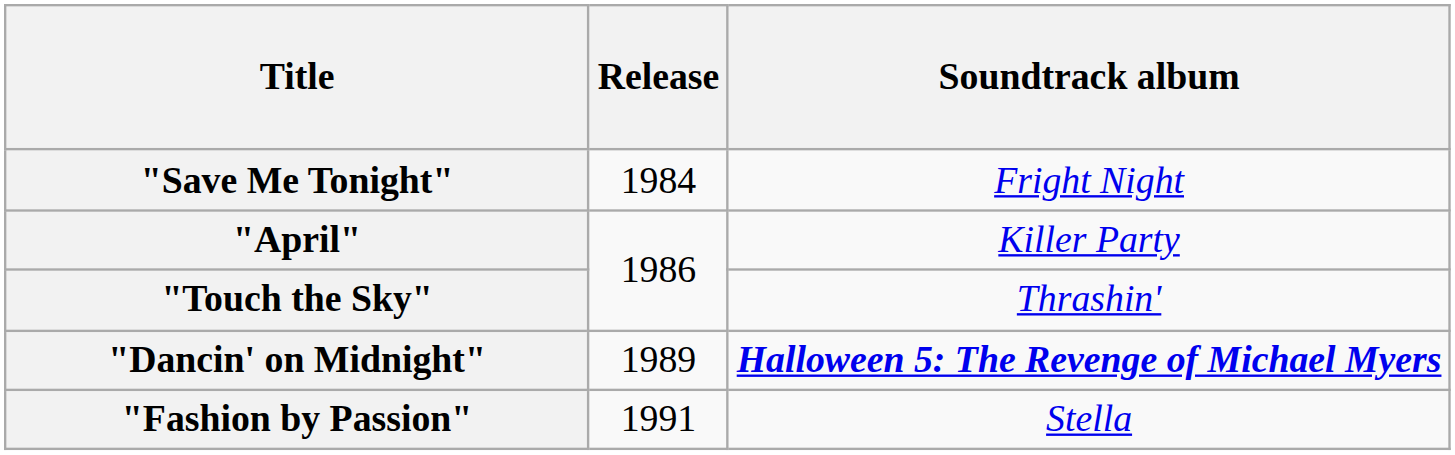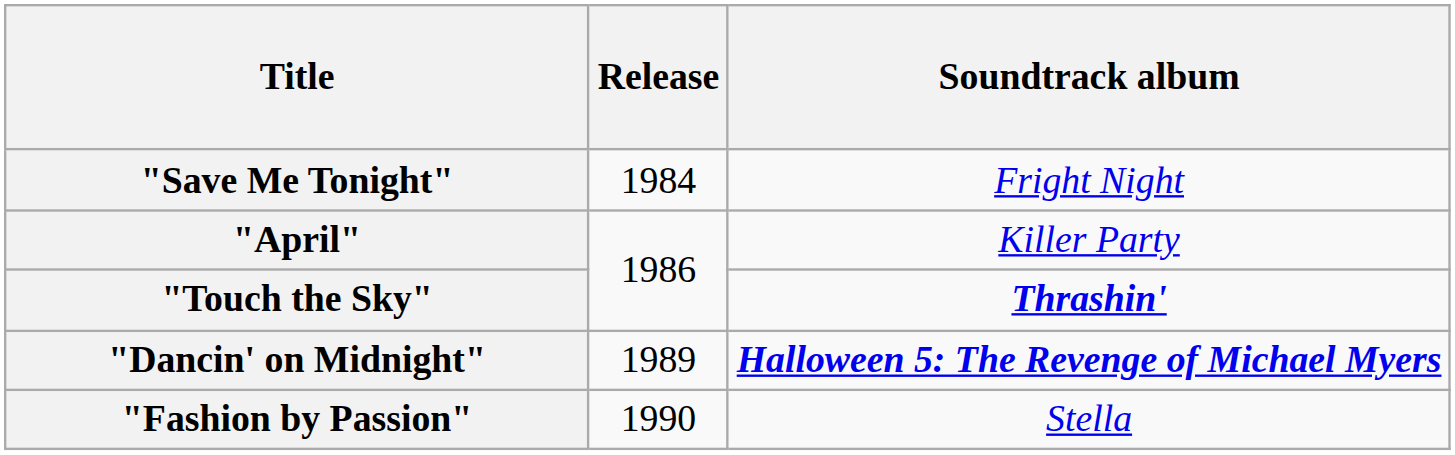(1089, 299) normal -> (1089, 299) bold
(658, 418) 1991 -> (658, 418) 1990
